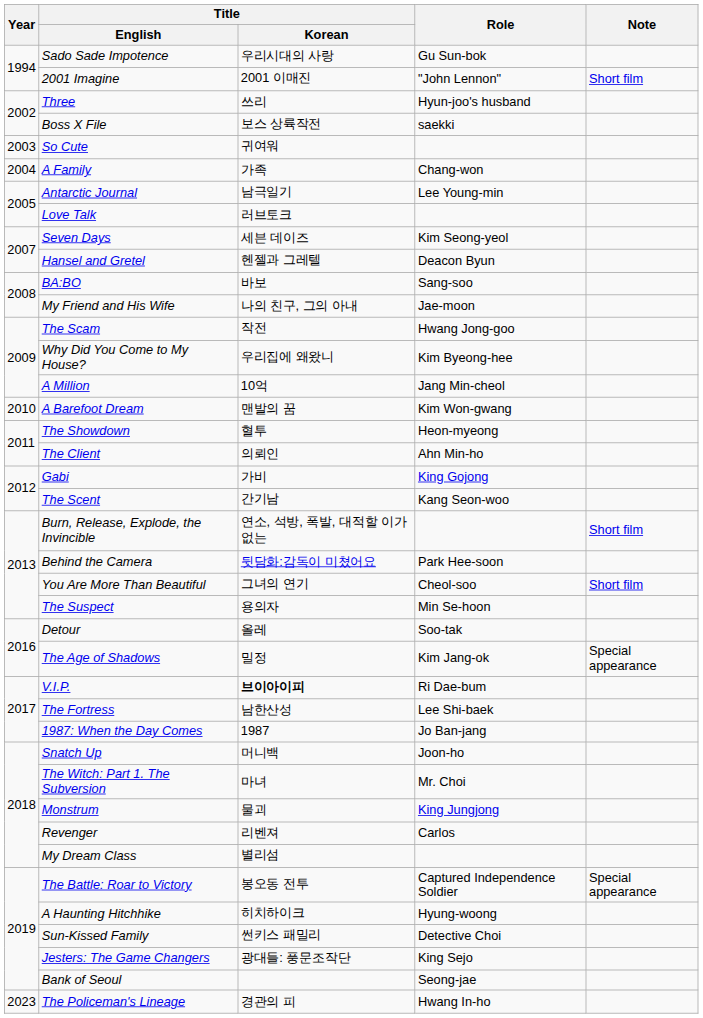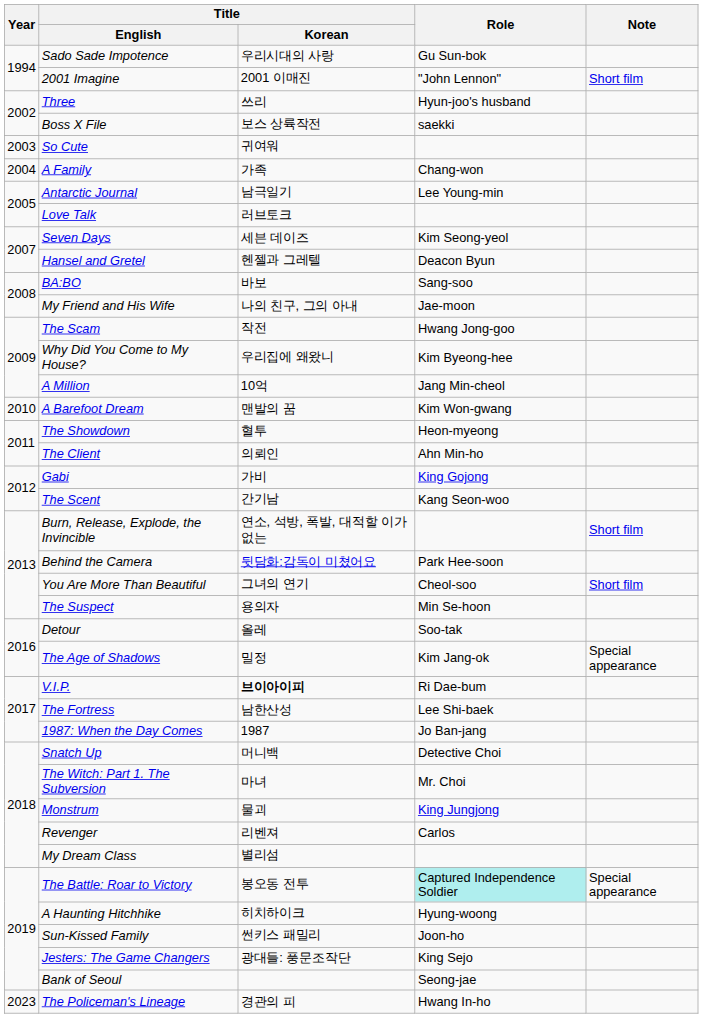(441, 753) Joon-ho -> (460, 753) Detective Choi
(487, 884) no background -> (487, 884) paleturquoise background
(460, 936) Detective Choi -> (441, 936) Joon-ho
